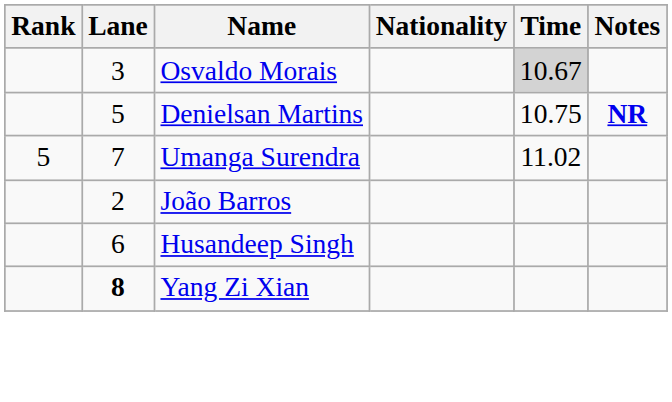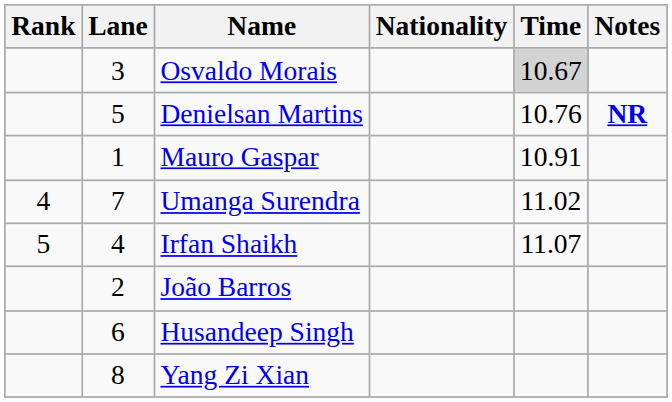(551, 113) 10.75 -> (551, 113) 10.76
+ row: (240, 157)
(43, 157) 5 -> (43, 200) 4
+ row: (229, 244)
(118, 288) bold -> (118, 375) normal
